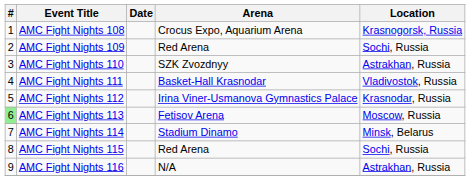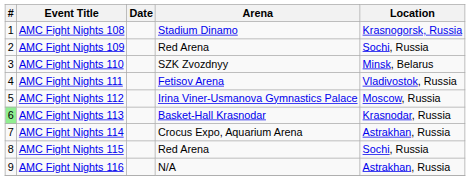(230, 30) Crocus Expo, Aquarium Arena -> (198, 30) Stadium Dinamo
(406, 64) Astrakhan, Russia -> (398, 64) Minsk, Belarus
(212, 82) Basket-Hall Krasnodar -> (191, 82) Fetisov Arena
(407, 99) Krasnodar, Russia -> (402, 99) Moscow, Russia
(191, 116) Fetisov Arena -> (212, 116) Basket-Hall Krasnodar
(402, 116) Moscow, Russia -> (407, 116) Krasnodar, Russia
(198, 133) Stadium Dinamo -> (230, 133) Crocus Expo, Aquarium Arena
(398, 133) Minsk, Belarus -> (406, 133) Astrakhan, Russia
